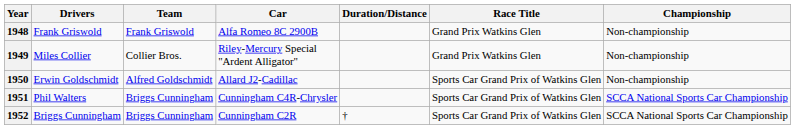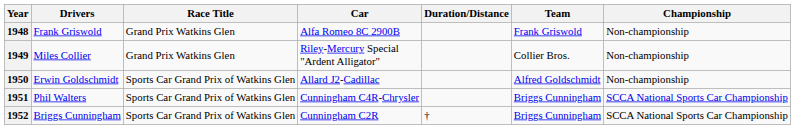columns swapped: (169, 13) <-> (516, 13)
